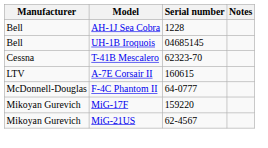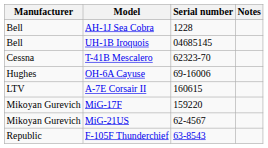+ row: (115, 74)
- row: (124, 89)
+ row: (127, 136)
